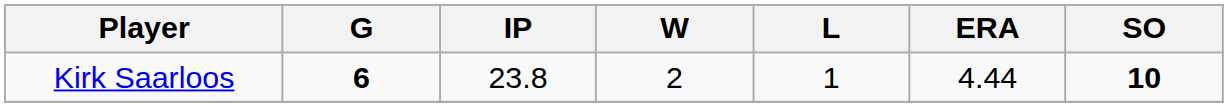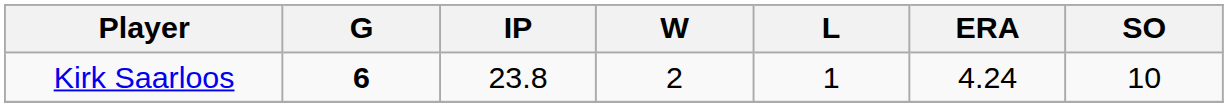(988, 76) 4.44 -> (988, 76) 4.24
(1144, 76) bold -> (1144, 76) normal
